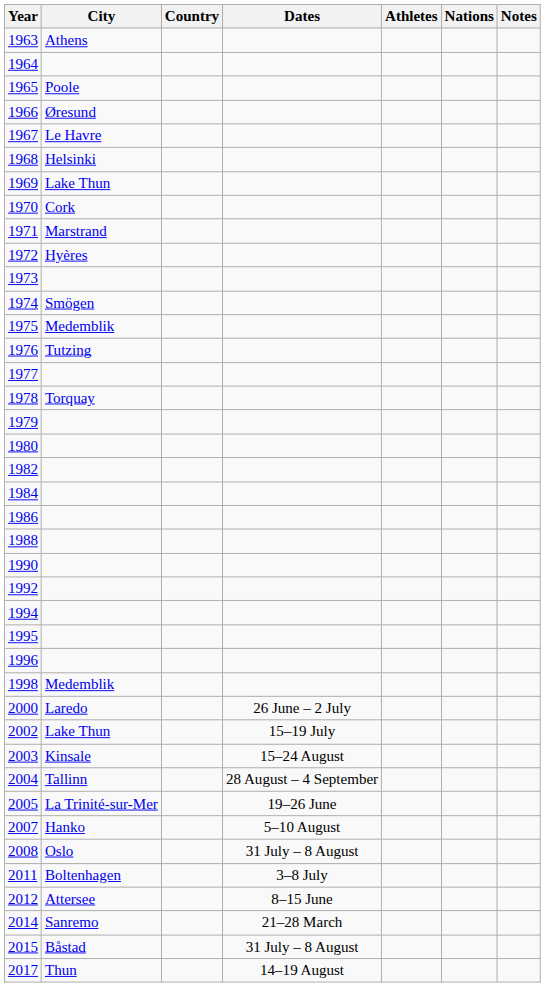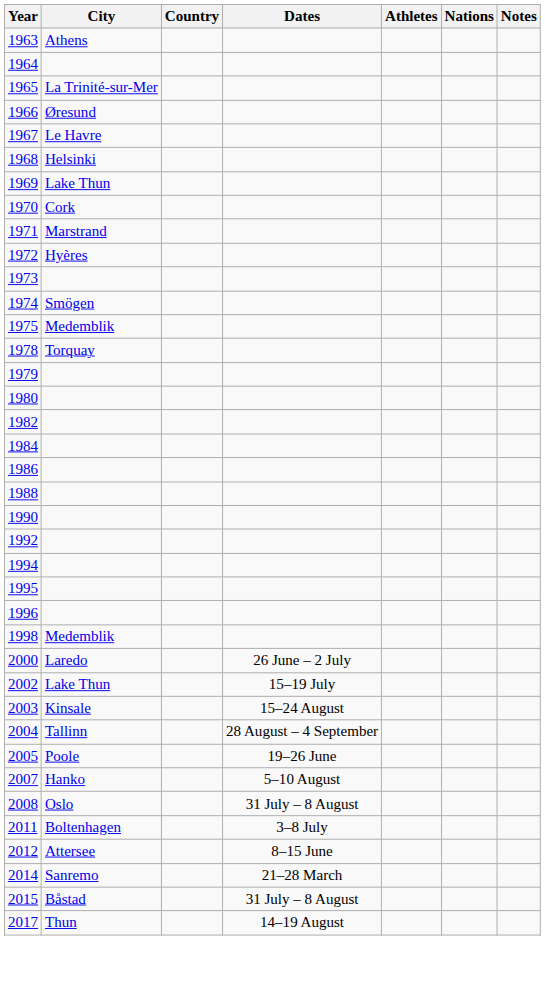(62, 87) Poole -> (101, 87) La Trinité-sur-Mer
- row: (23, 350)
- row: (23, 374)
(101, 803) La Trinité-sur-Mer -> (62, 755) Poole
